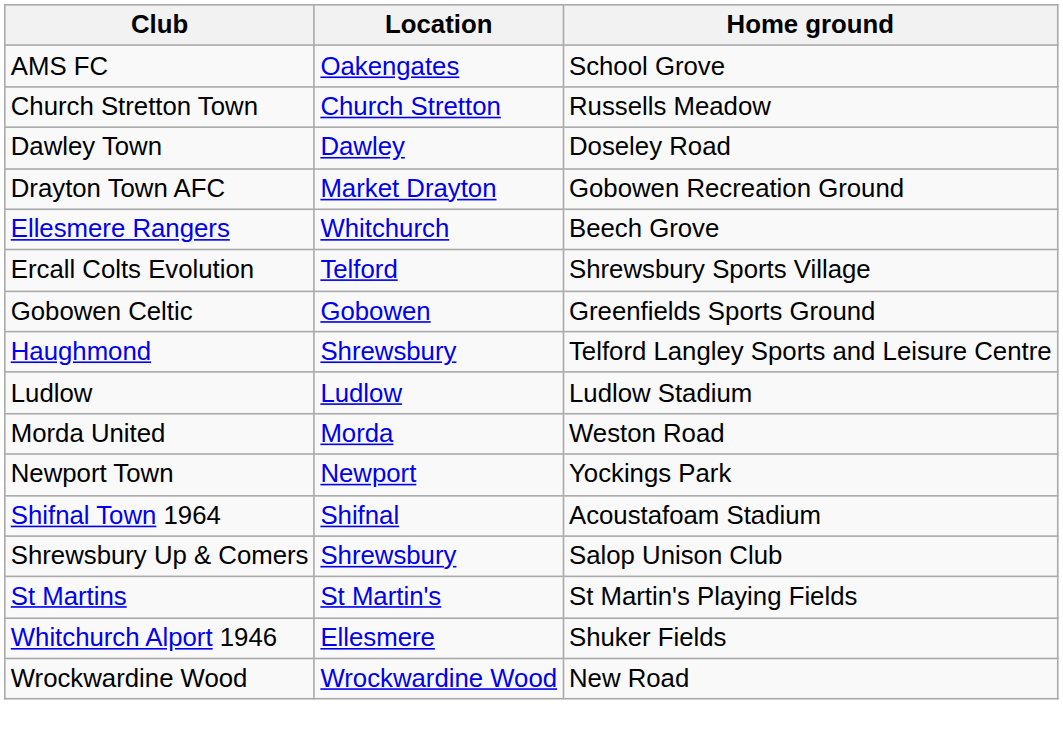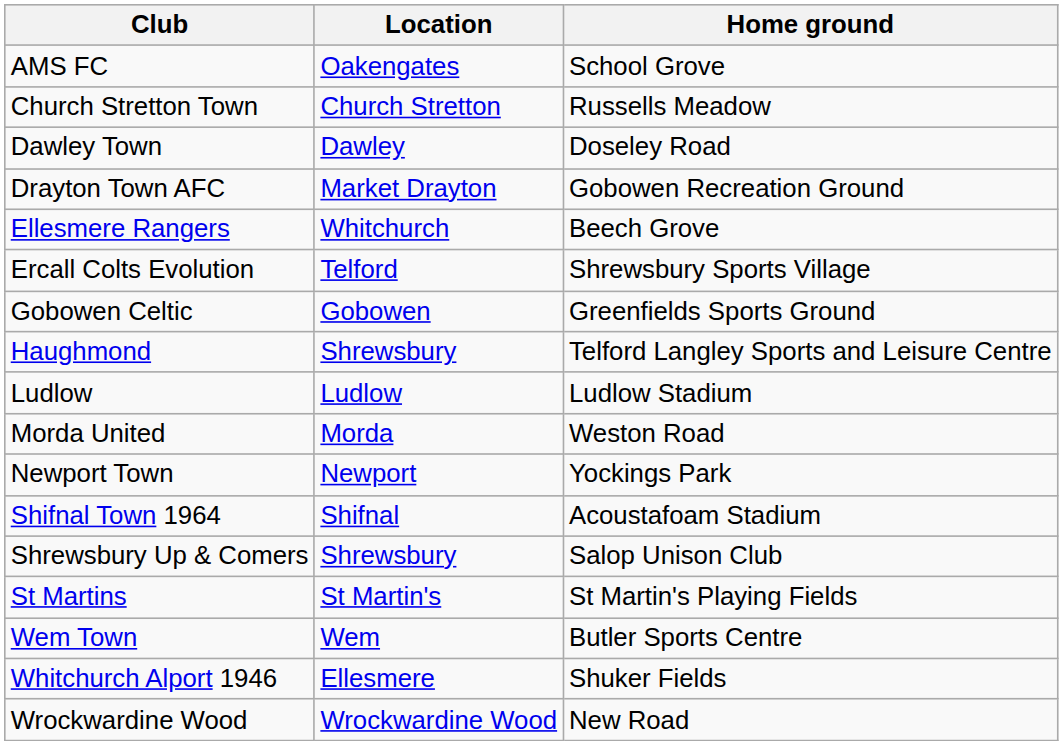+ row: (74, 637)
